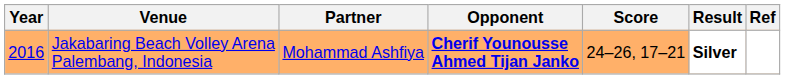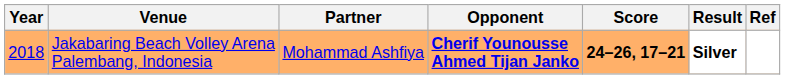(26, 52) 2016 -> (26, 52) 2018
(636, 52) normal -> (636, 52) bold
